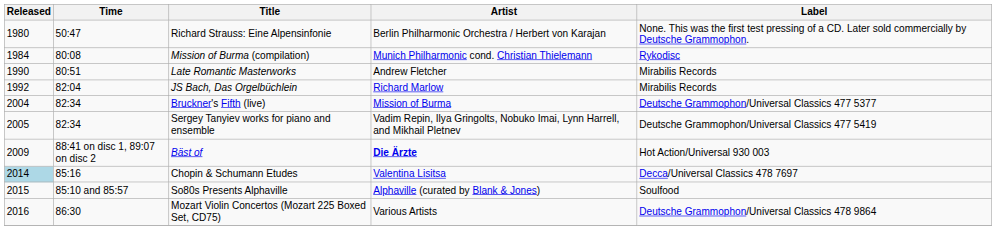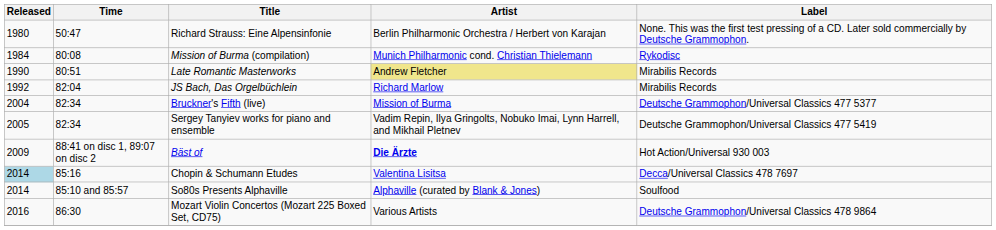(410, 71) no background -> (410, 71) khaki background
(18, 190) 2015 -> (18, 190) 2014
